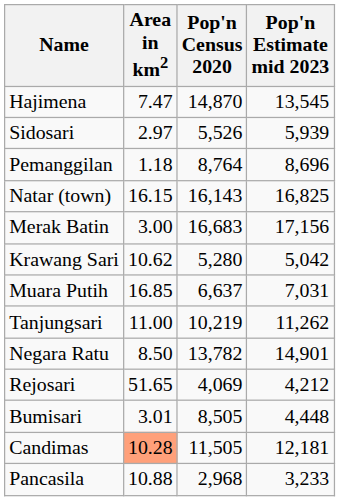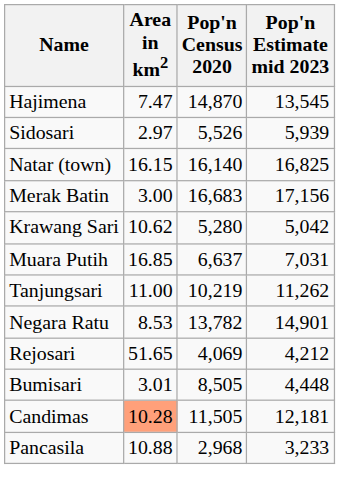- row: (61, 164)
(215, 196) 16,143 -> (215, 164) 16,140
(155, 353) 8.50 -> (155, 321) 8.53
